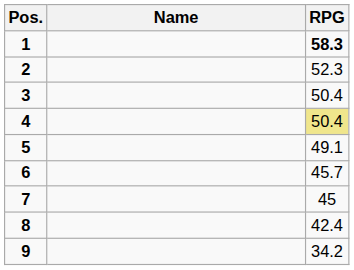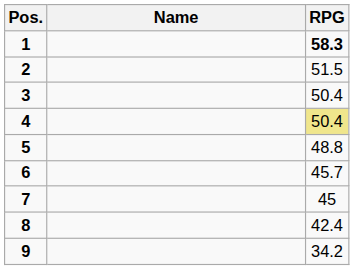(327, 70) 52.3 -> (327, 70) 51.5
(327, 148) 49.1 -> (327, 148) 48.8
